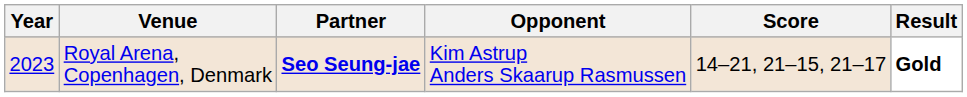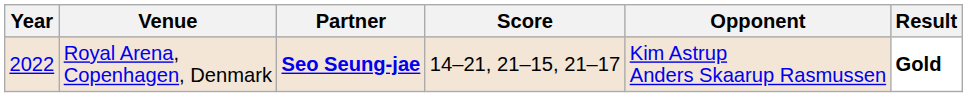columns swapped: (558, 21) <-> (791, 21)
(32, 64) 2023 -> (32, 64) 2022
